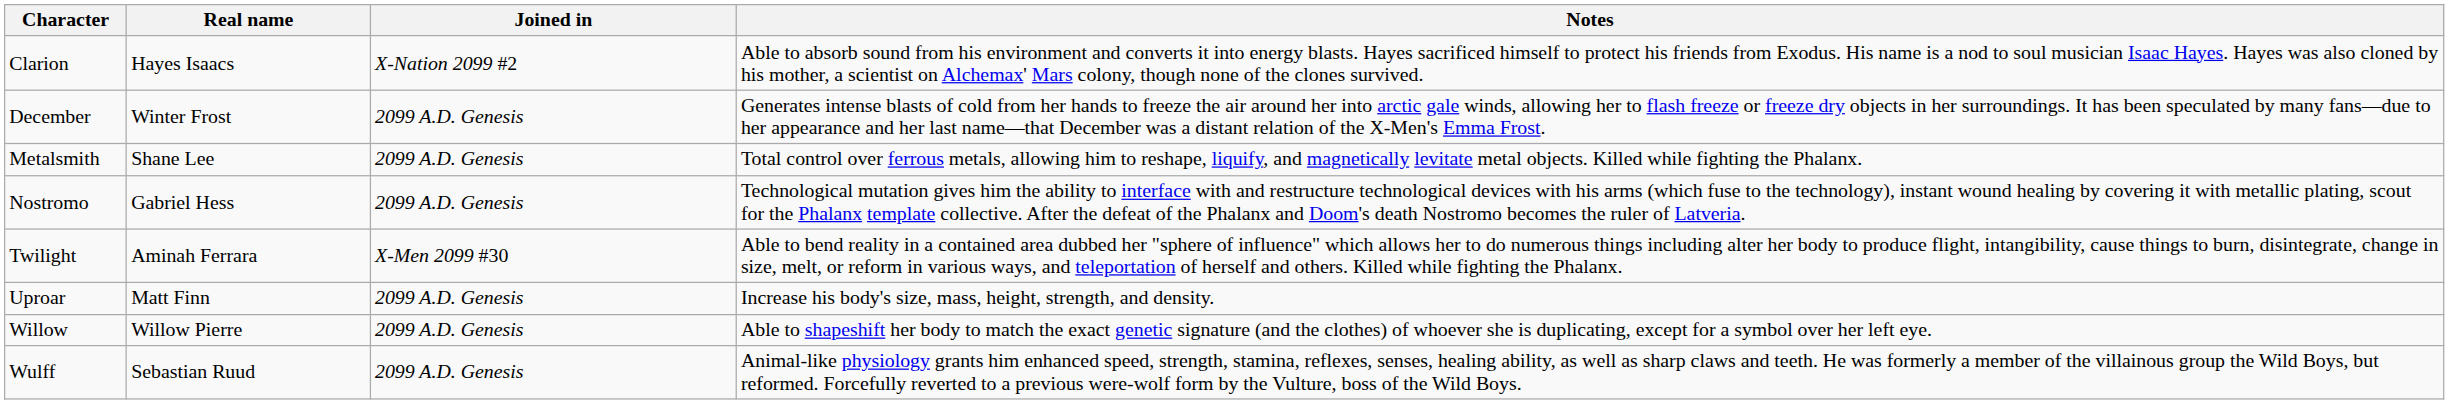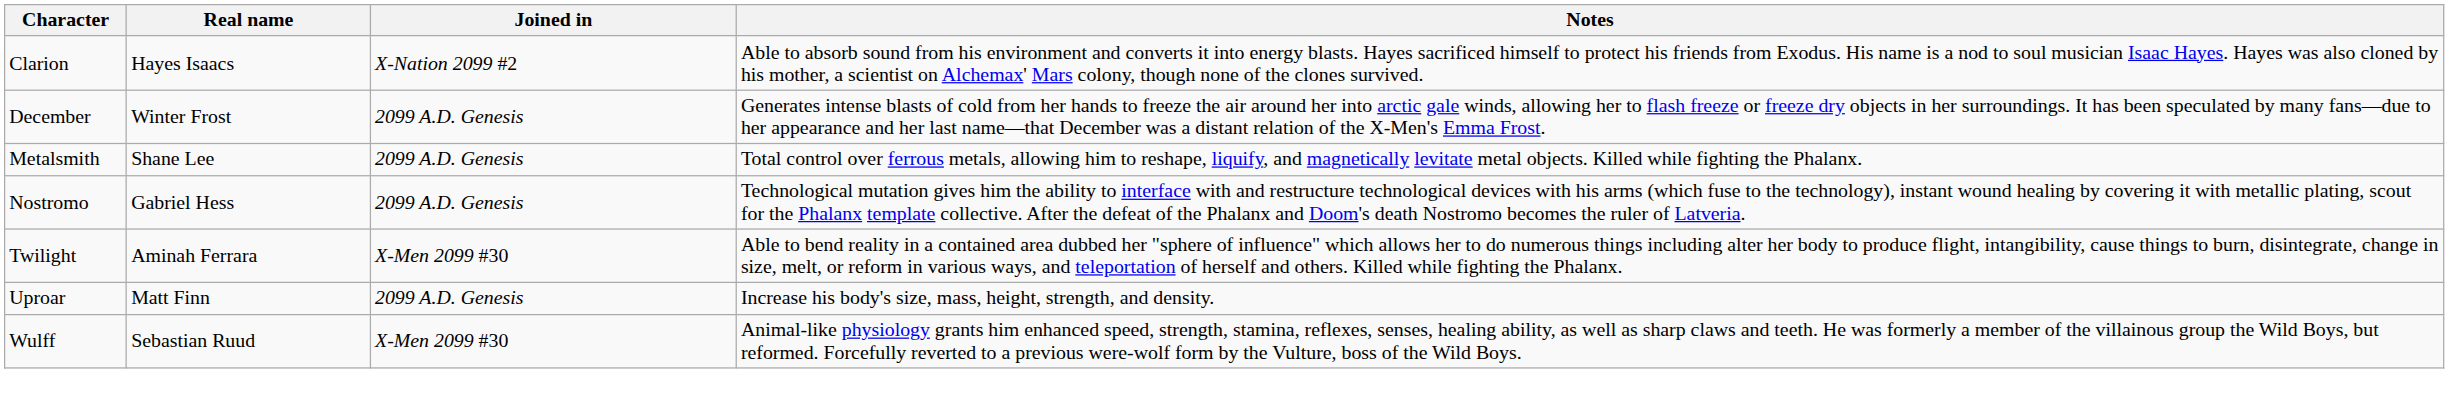- row: (39, 329)
(449, 372) 2099 A.D. Genesis -> (442, 340) X-Men 2099 #30
